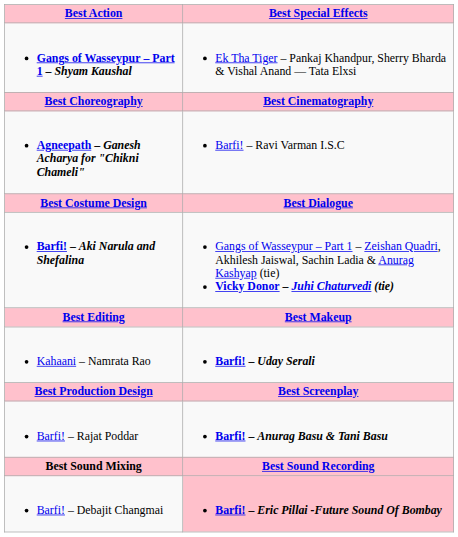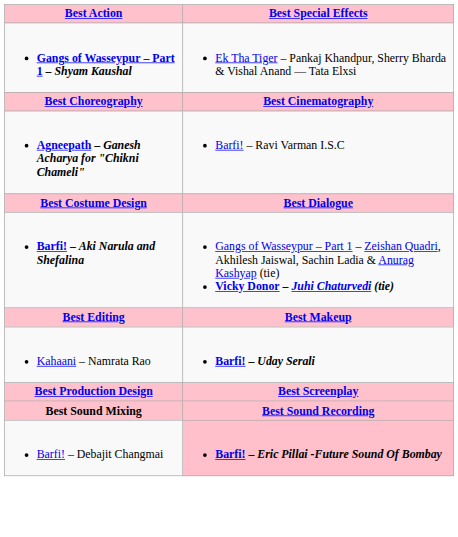- row: (94, 436)
